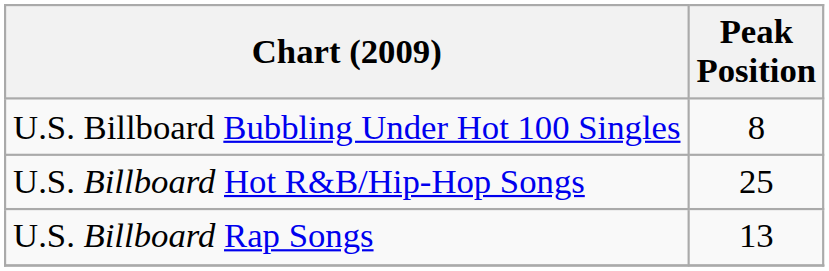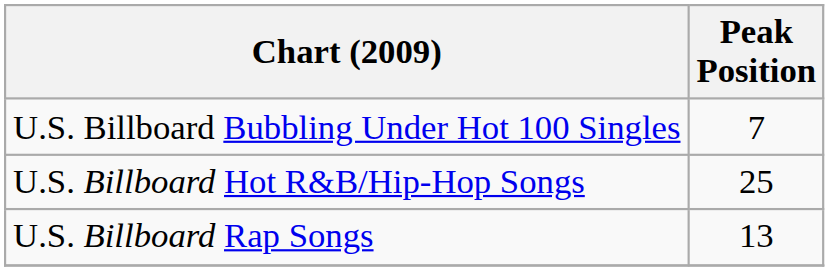(756, 126) 8 -> (756, 126) 7
